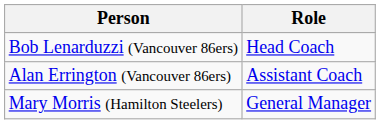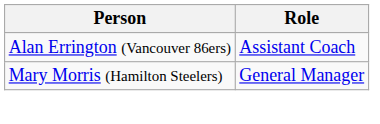- row: (123, 47)
